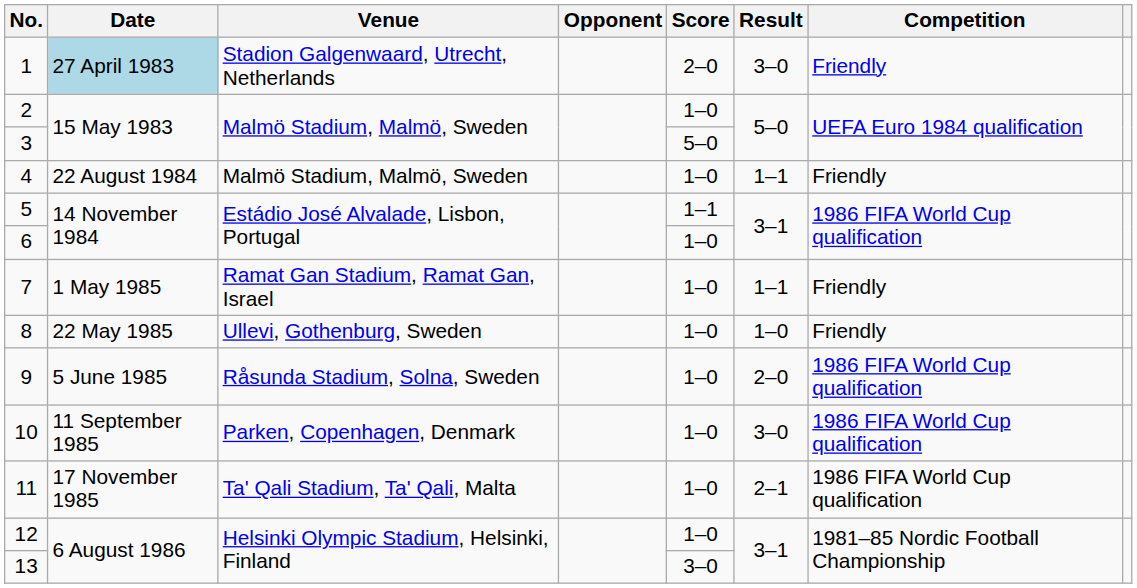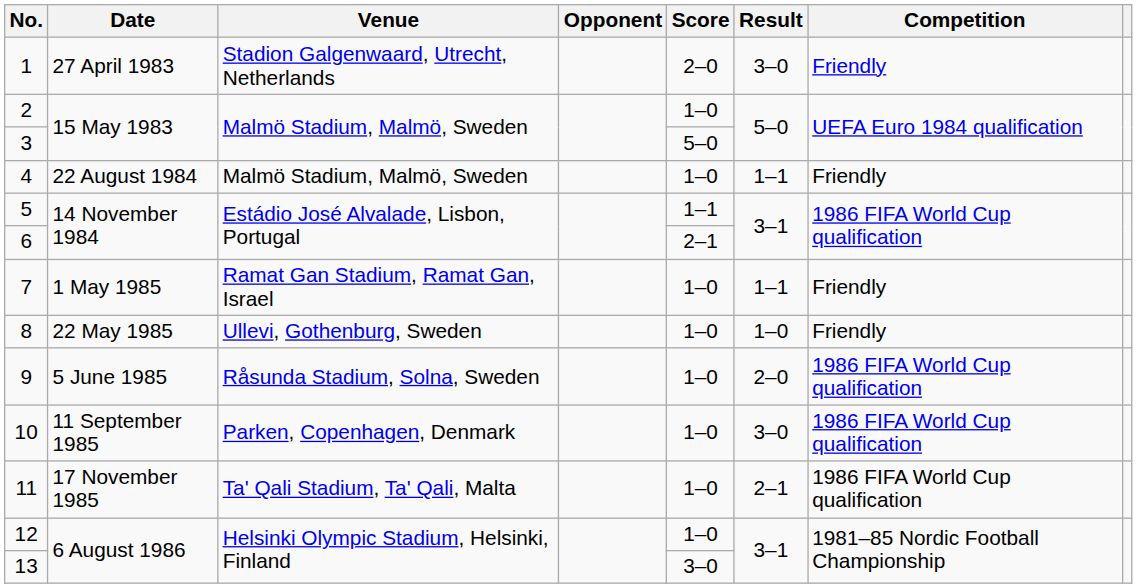(113, 65) lightblue background -> (113, 65) no background
(701, 242) 1–0 -> (701, 242) 2–1
